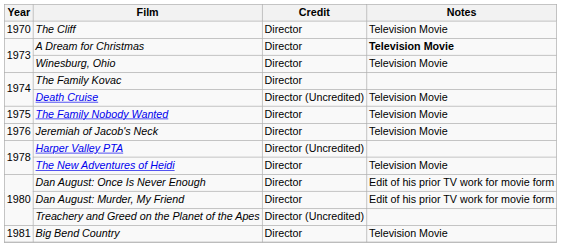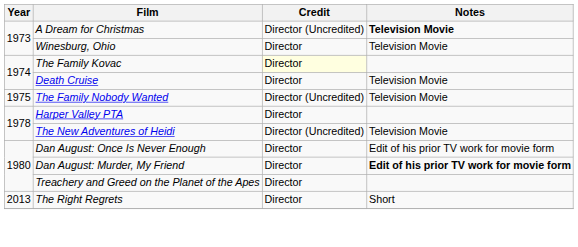- row: (56, 30)
(283, 47) Director -> (314, 30) Director (Uncredited)
(283, 81) no background -> (283, 64) lightyellow background
(314, 98) Director (Uncredited) -> (283, 81) Director
(283, 115) Director -> (314, 98) Director (Uncredited)
- row: (97, 132)
(314, 149) Director (Uncredited) -> (283, 115) Director
(283, 166) Director -> (314, 132) Director (Uncredited)
(462, 200) normal -> (470, 166) bold
(314, 217) Director (Uncredited) -> (283, 183) Director
- row: (78, 234)
+ row: (79, 200)
